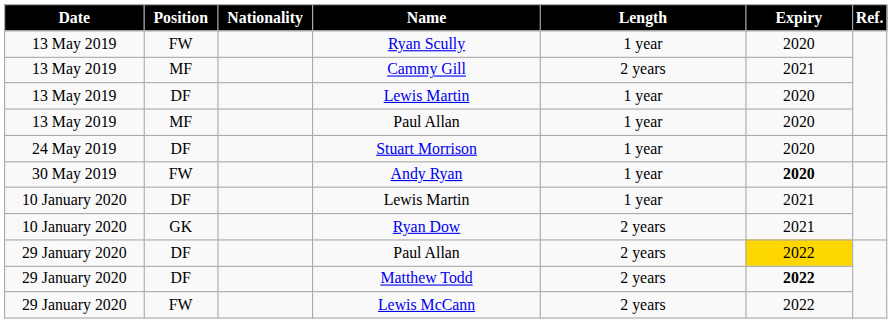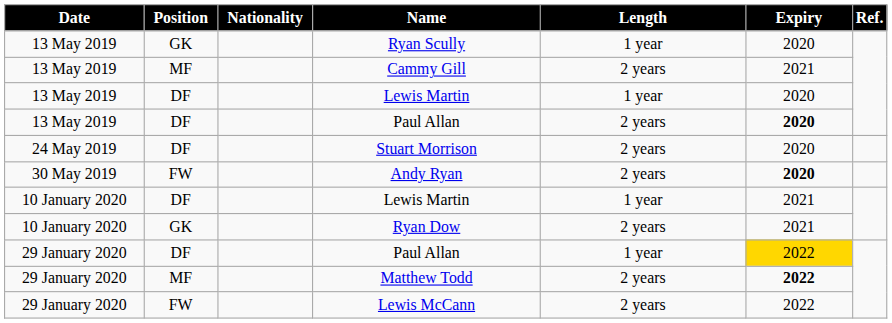(181, 44) FW -> (181, 44) GK
(181, 122) MF -> (181, 122) DF
(643, 122) 1 year -> (643, 122) 2 years
(799, 122) normal -> (799, 122) bold
(643, 148) 1 year -> (643, 148) 2 years
(643, 174) 1 year -> (643, 174) 2 years
(643, 253) 2 years -> (643, 253) 1 year
(181, 279) DF -> (181, 279) MF
